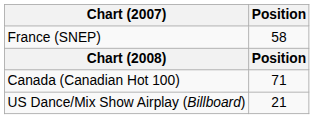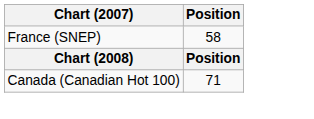- row: (127, 102)
